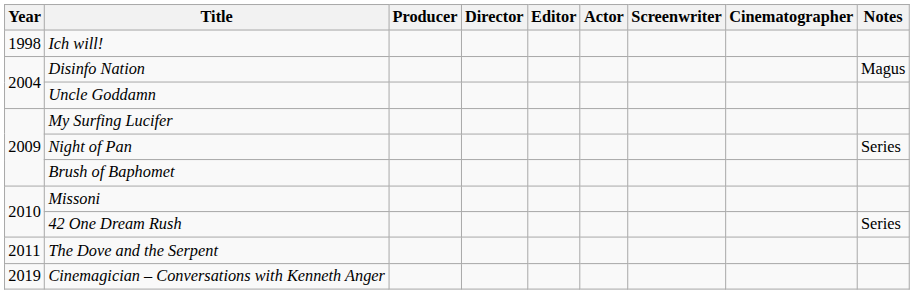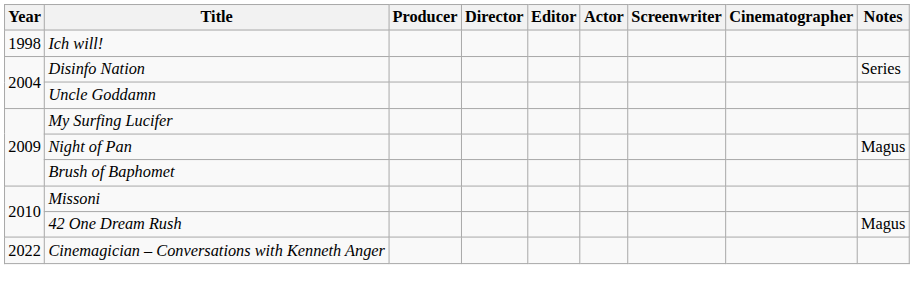(883, 69) Magus -> (881, 69) Series
(881, 146) Series -> (883, 146) Magus
(881, 224) Series -> (883, 224) Magus
- row: (133, 250)
(25, 276) 2019 -> (25, 250) 2022
